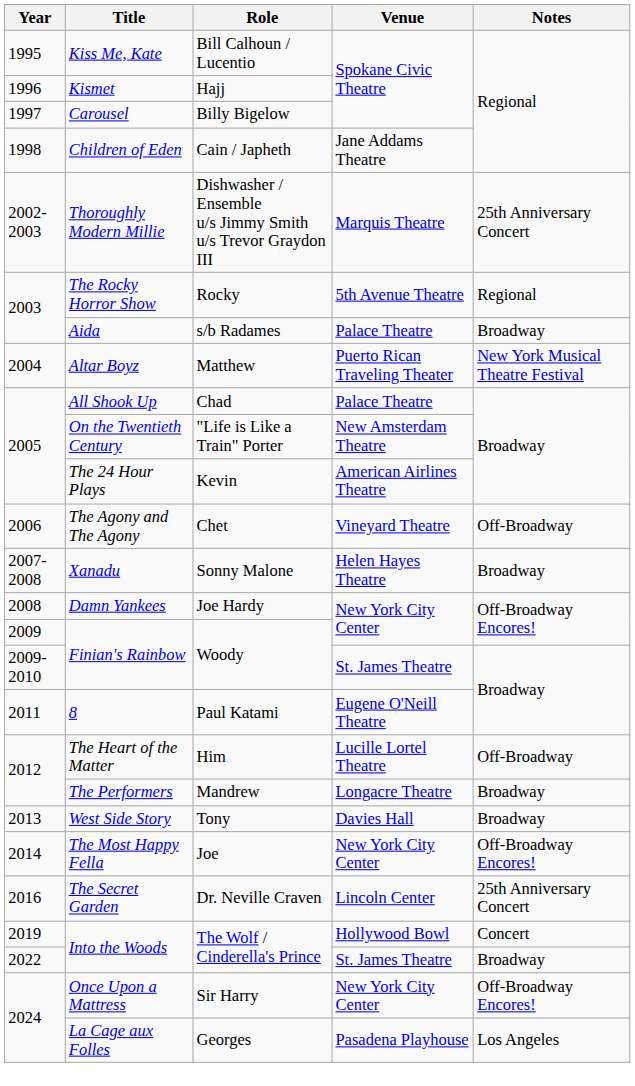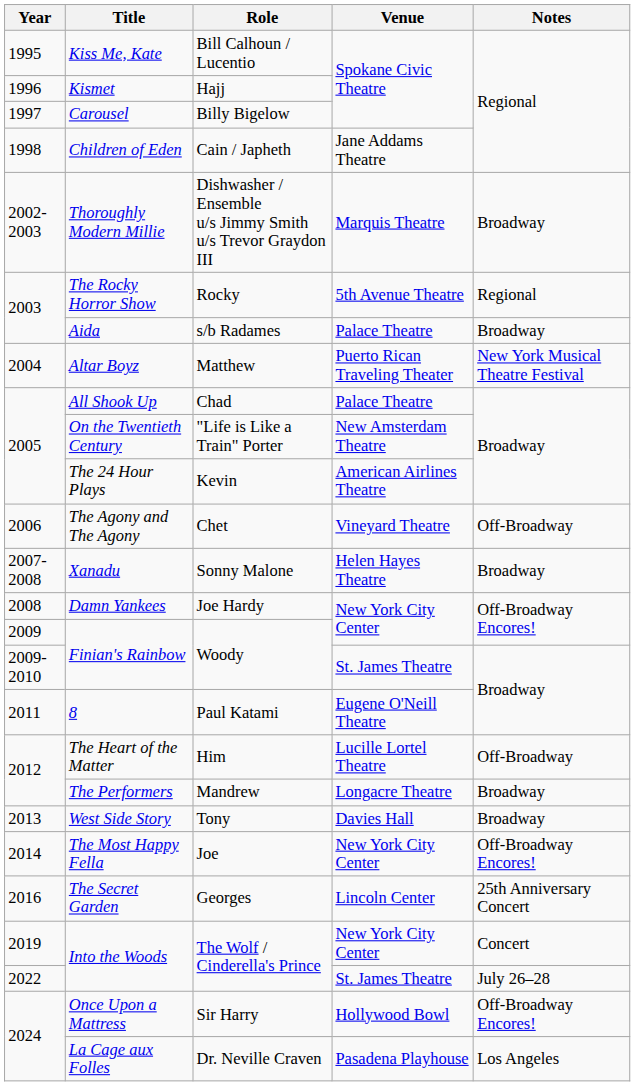(534, 222) 25th Anniversary Concert -> (511, 222) Broadway
(259, 898) Dr. Neville Craven -> (224, 898) Georges
(392, 933) Hollywood Bowl -> (385, 943) New York City Center
(511, 960) Broadway -> (514, 978) July 26–28
(385, 995) New York City Center -> (392, 1013) Hollywood Bowl
(224, 1040) Georges -> (259, 1058) Dr. Neville Craven
